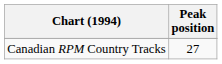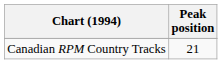(193, 48) 27 -> (193, 48) 21
